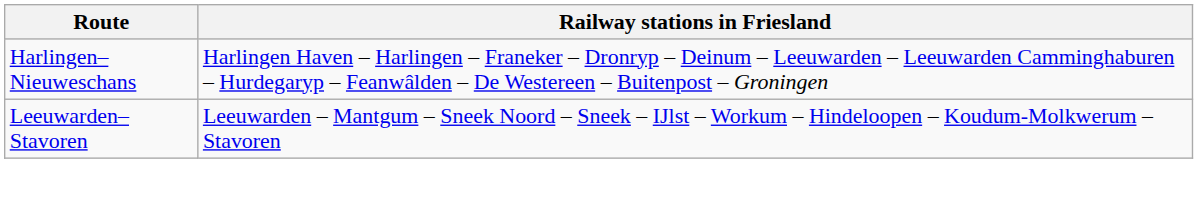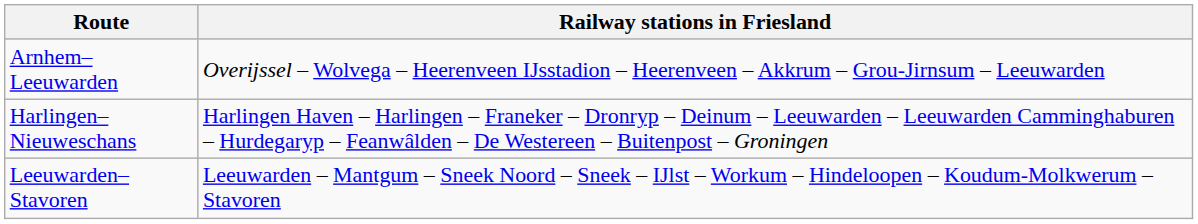+ row: (64, 68)
